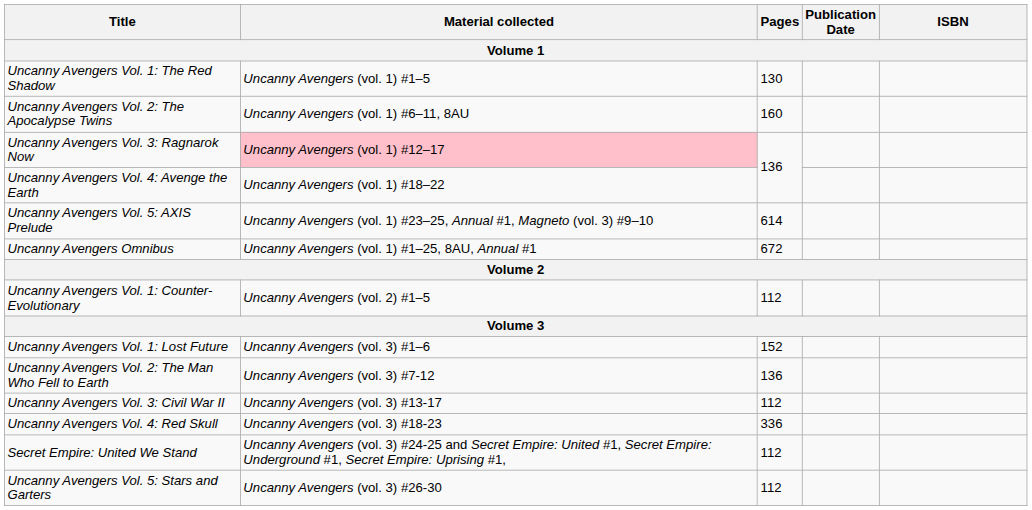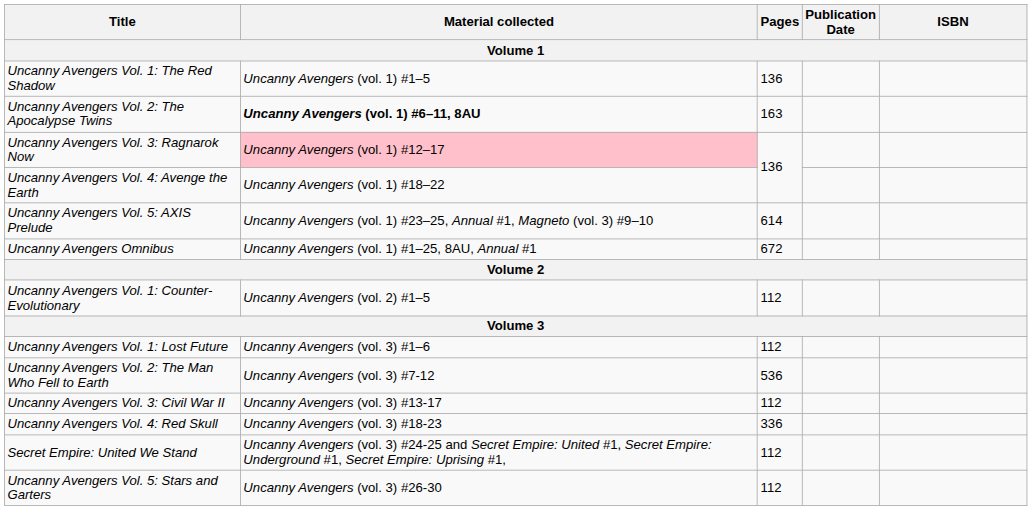(772, 78) 130 -> (772, 78) 136
(356, 114) normal -> (362, 114) bold
(772, 114) 160 -> (772, 114) 163
(772, 347) 152 -> (771, 347) 112
(772, 375) 136 -> (772, 375) 536
